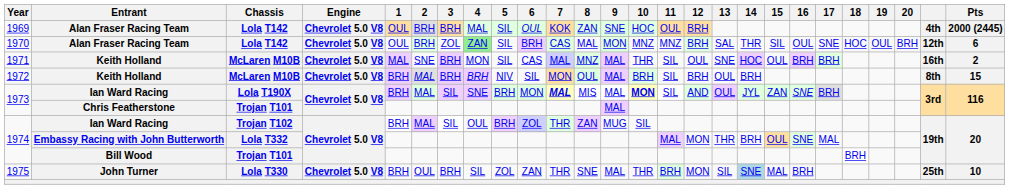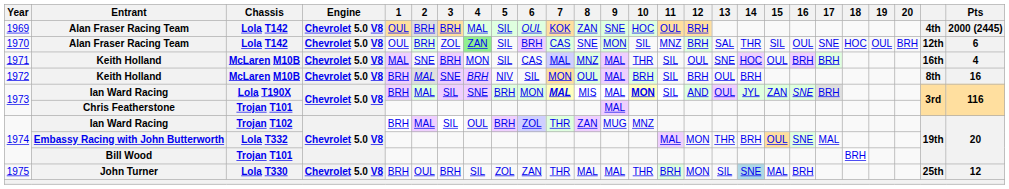(587, 45) MAL -> (587, 45) SNE
(643, 45) MNZ -> (643, 45) SIL
(975, 60) 2 -> (975, 60) 4
(450, 76) BRH -> (450, 76) SNE
(975, 76) 15 -> (975, 76) 16
(643, 124) SIL -> (643, 124) MNZ
(587, 172) SNE -> (587, 172) MAL
(975, 172) 10 -> (975, 172) 12
